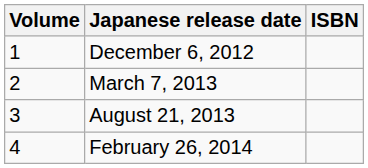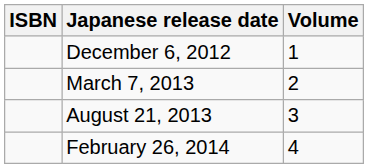columns swapped: (45, 20) <-> (335, 20)
